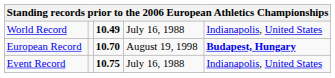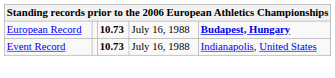- row: (37, 30)
(108, 47) 10.70 -> (112, 30) 10.73
(162, 47) August 19, 1998 -> (161, 30) July 16, 1988
(108, 64) 10.75 -> (112, 47) 10.73
